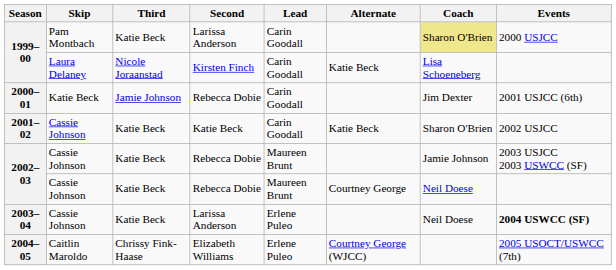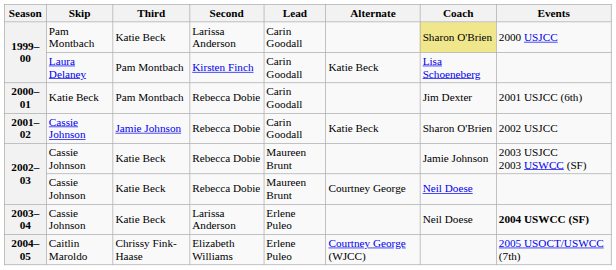(139, 67) Nicole Joraanstad -> (150, 67) Pam Montbach
(148, 98) Jamie Johnson -> (150, 98) Pam Montbach
(140, 128) Katie Beck -> (148, 128) Jamie Johnson
(218, 128) Katie Beck -> (226, 128) Rebecca Dobie
